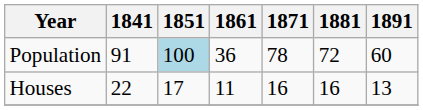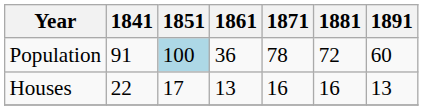(225, 88) 11 -> (225, 88) 13
